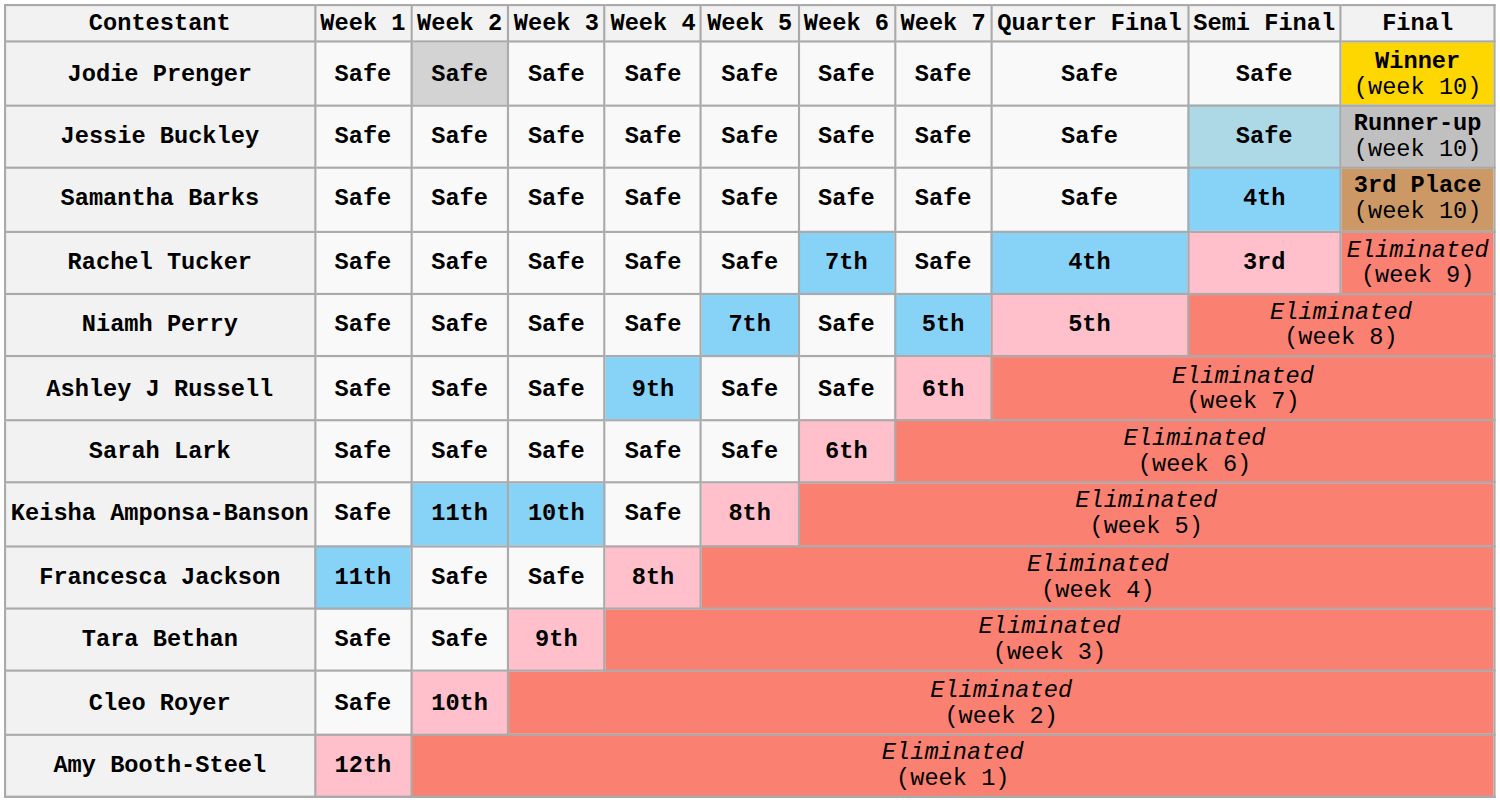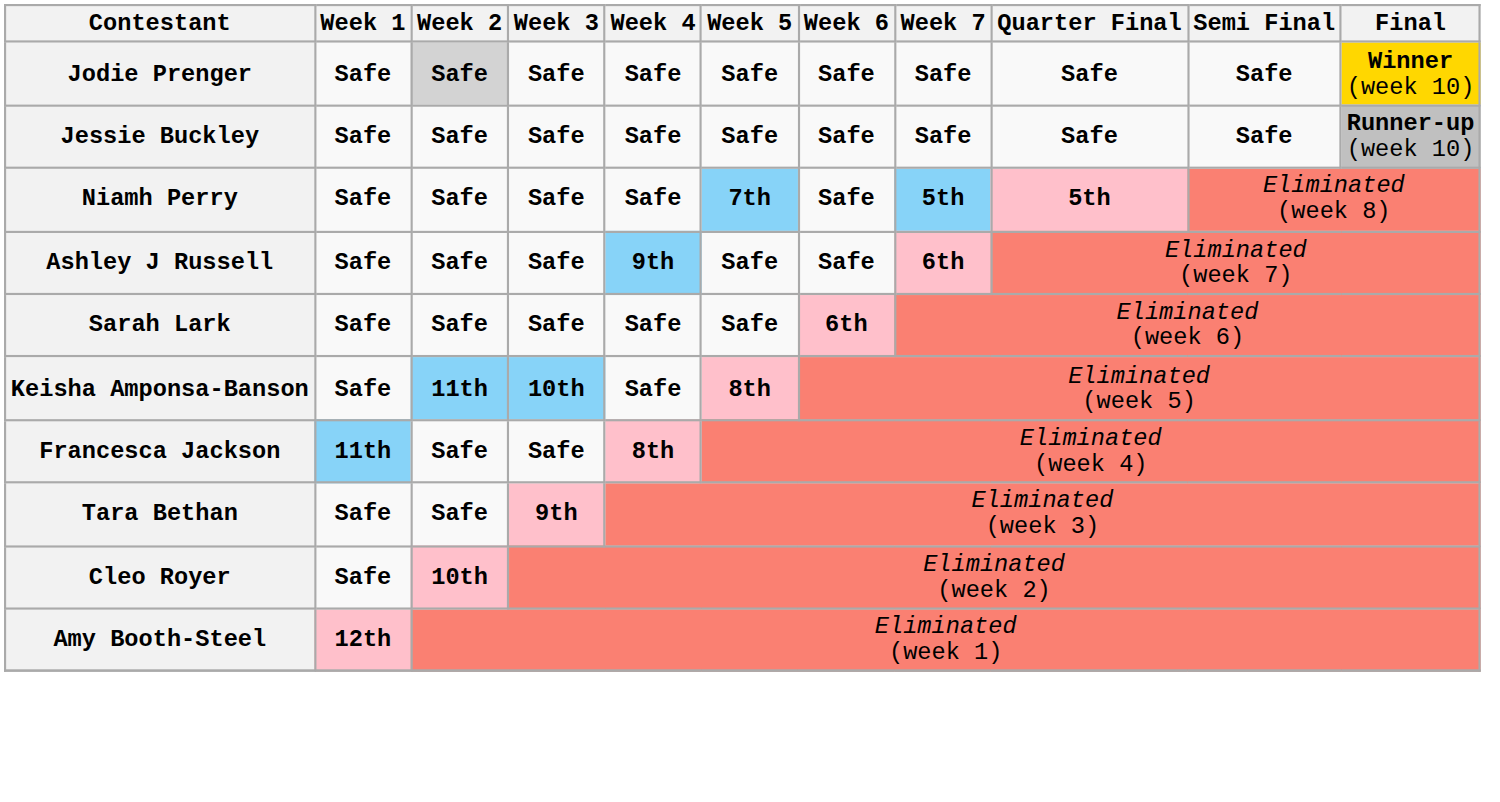(1264, 137) lightblue background -> (1264, 137) no background
- row: (160, 200)
- row: (160, 263)
